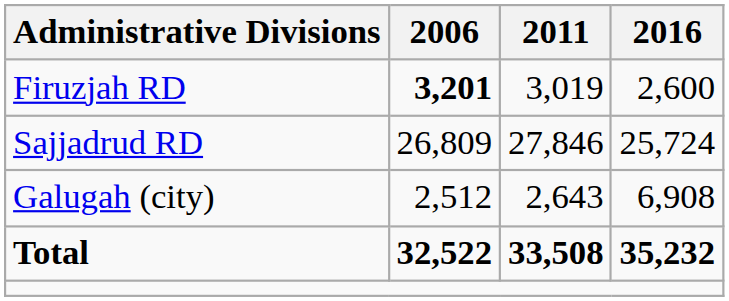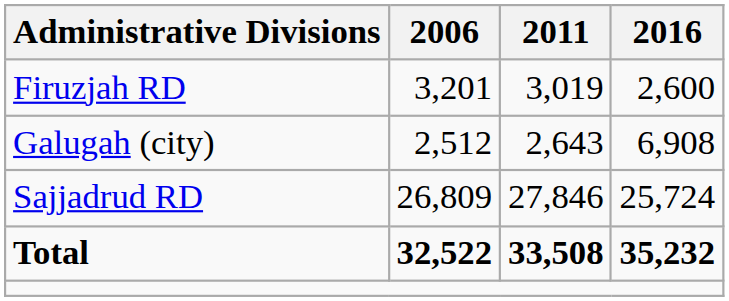(453, 87) bold -> (453, 87) normal
rows swapped: (108, 142) <-> (114, 197)
